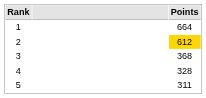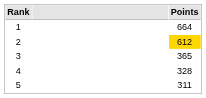(185, 56) 368 -> (185, 56) 365
